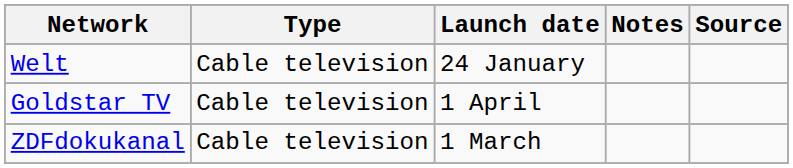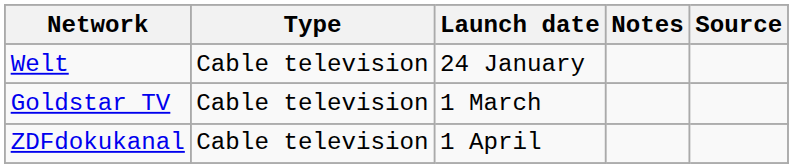(491, 103) 1 April -> (491, 103) 1 March
(491, 143) 1 March -> (491, 143) 1 April
